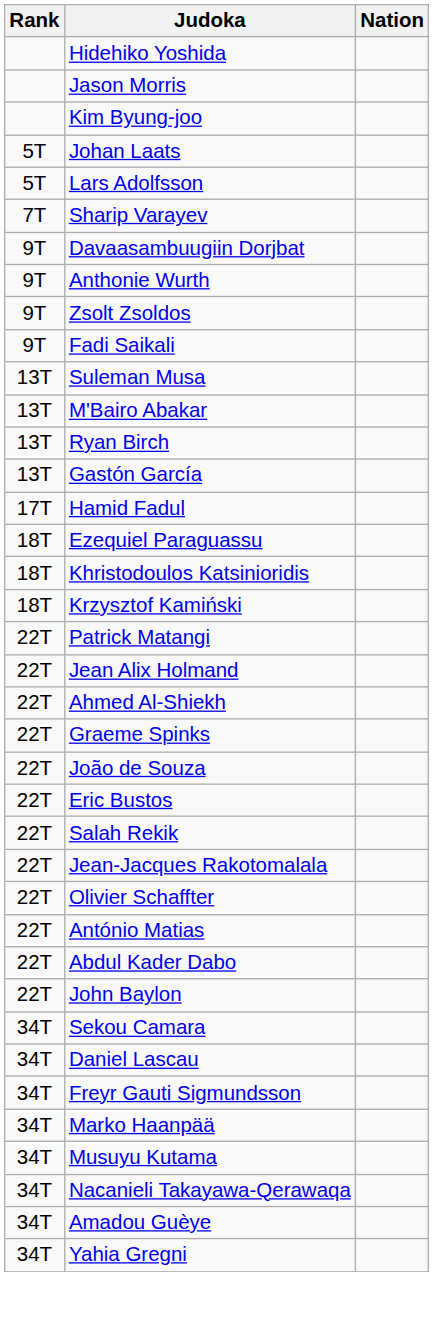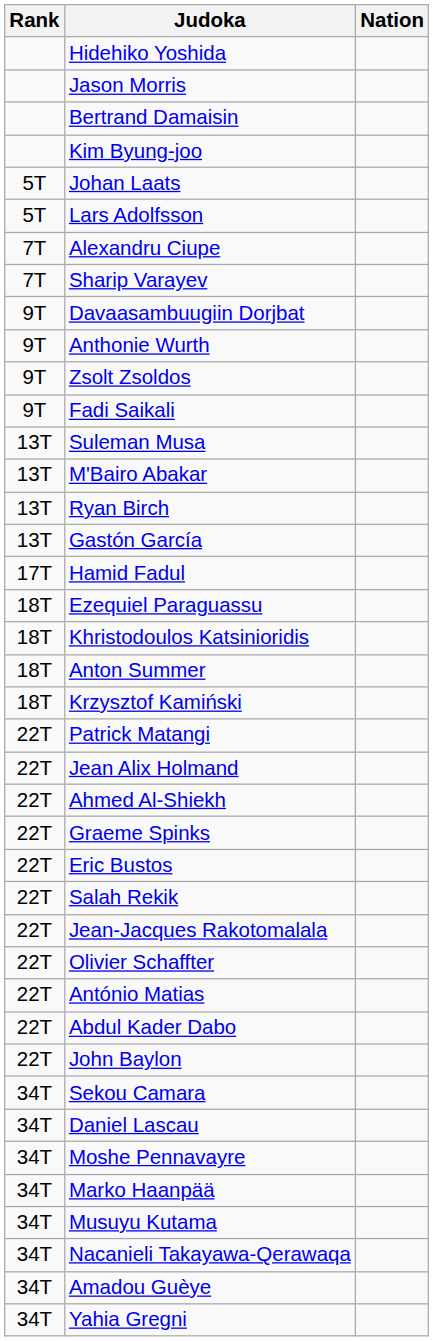+ row: (154, 118)
+ row: (145, 248)
+ row: (137, 670)
- row: (137, 767)
- row: (185, 1092)
+ row: (157, 1157)
